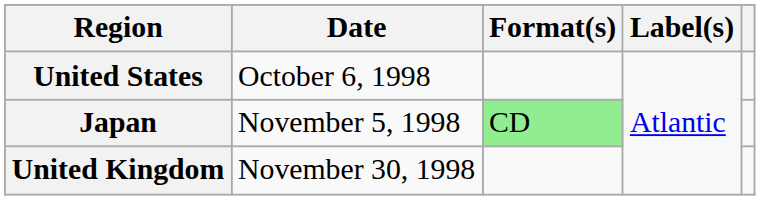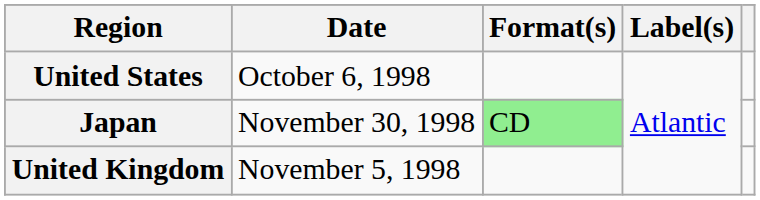(349, 122) November 5, 1998 -> (357, 122) November 30, 1998
(357, 169) November 30, 1998 -> (349, 169) November 5, 1998
